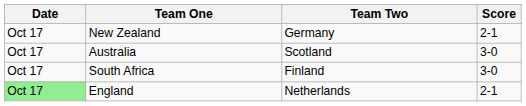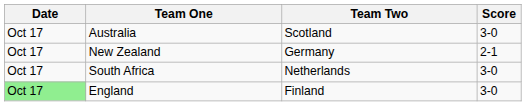rows swapped: (112, 52) <-> (125, 33)
(304, 71) Finland -> (317, 71) Netherlands
(317, 91) Netherlands -> (304, 91) Finland
(489, 91) 2-1 -> (489, 91) 3-0
